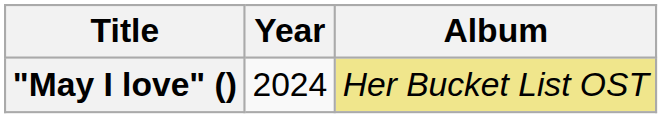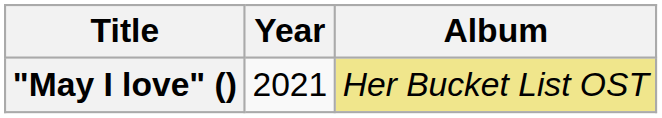(290, 84) 2024 -> (290, 84) 2021
